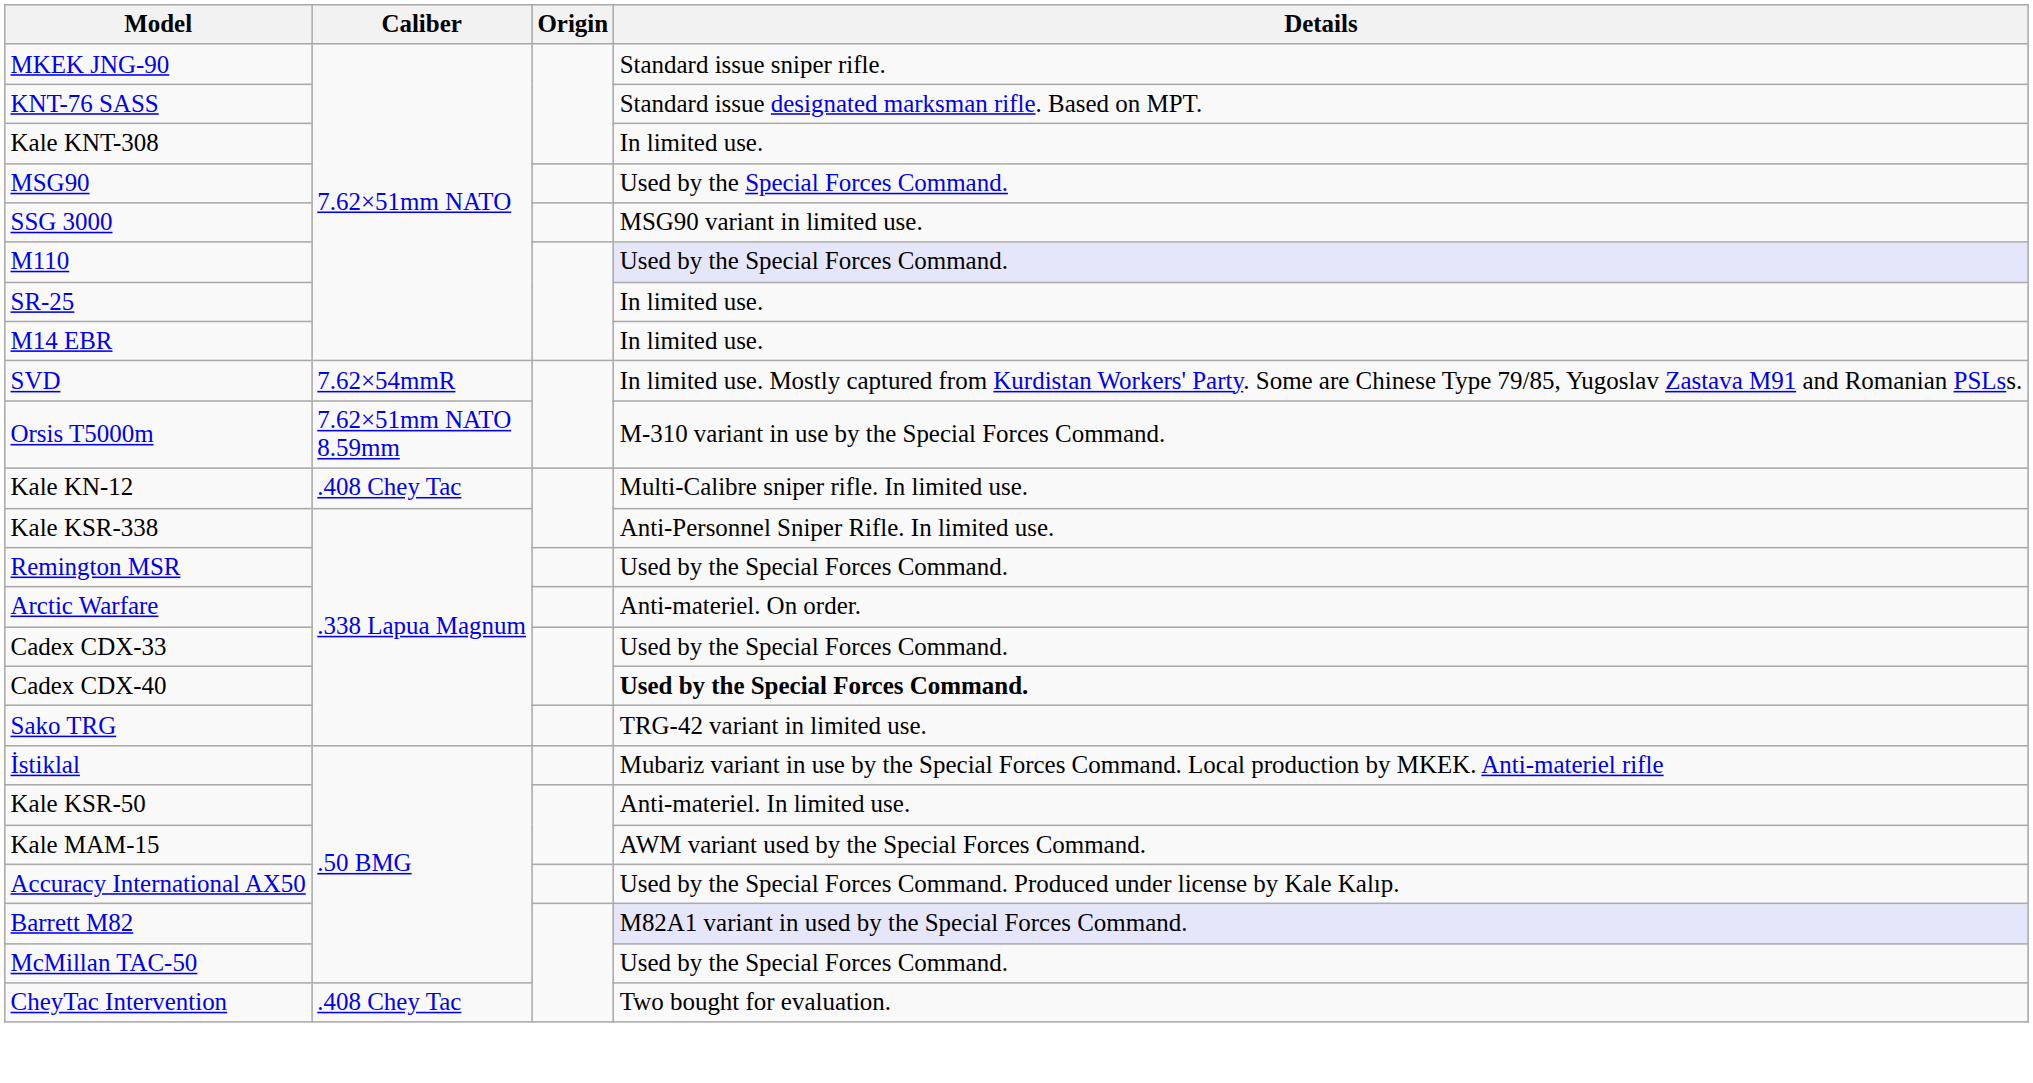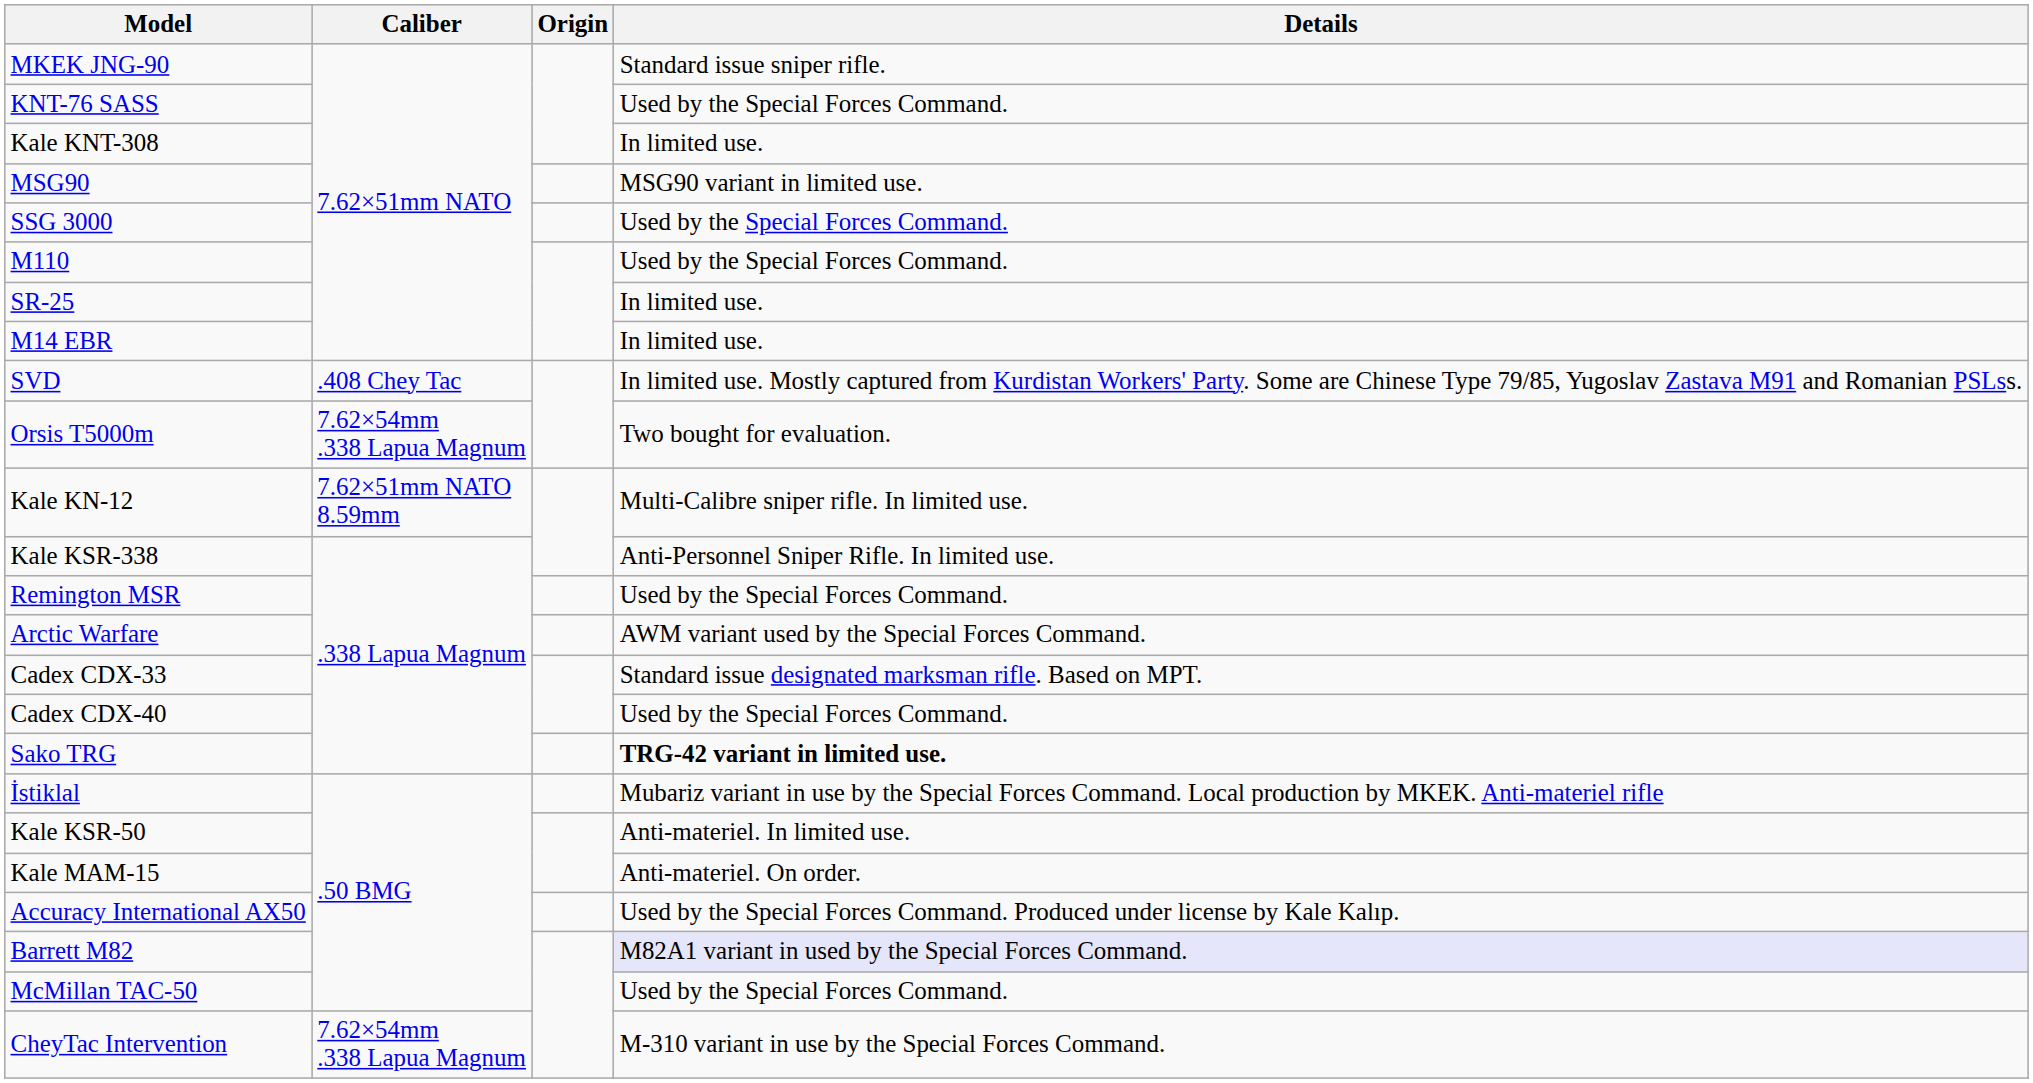(911, 103) Standard issue designated marksman rifle. Based on MPT. -> (814, 103) Used by the Special Forces Command.
(814, 182) Used by the Special Forces Command. -> (771, 182) MSG90 variant in limited use.
(771, 222) MSG90 variant in limited use. -> (814, 222) Used by the Special Forces Command.
(814, 261) lavender background -> (814, 261) no background
(386, 380) 7.62×54mmR -> (389, 380) .408 Chey Tac
(414, 434) 7.62×51mm NATO 8.59mm -> (422, 434) 7.62×54mm .338 Lapua Magnum
(892, 434) M-310 variant in use by the Special Forces Command. -> (755, 434) Two bought for evaluation.
(389, 487) .408 Chey Tac -> (414, 501) 7.62×51mm NATO 8.59mm
(740, 606) Anti-materiel. On order. -> (883, 634) AWM variant used by the Special Forces Command.
(814, 646) Used by the Special Forces Command. -> (911, 674) Standard issue designated marksman rifle. Based on MPT.
(824, 685) bold -> (814, 713) normal
(773, 725) normal -> (783, 753) bold
(883, 844) AWM variant used by the Special Forces Command. -> (740, 872) Anti-materiel. On order.
(389, 1002) .408 Chey Tac -> (422, 1044) 7.62×54mm .338 Lapua Magnum
(755, 1002) Two bought for evaluation. -> (892, 1044) M-310 variant in use by the Special Forces Command.
